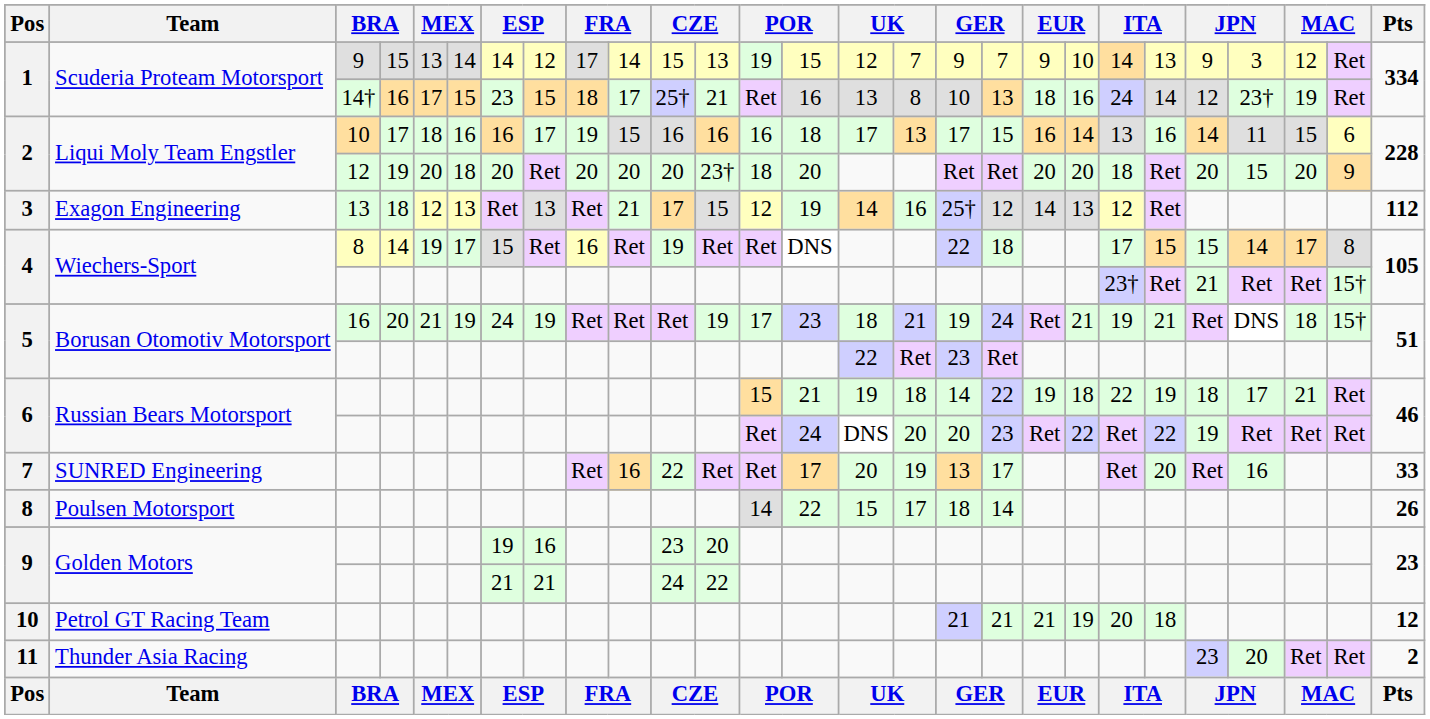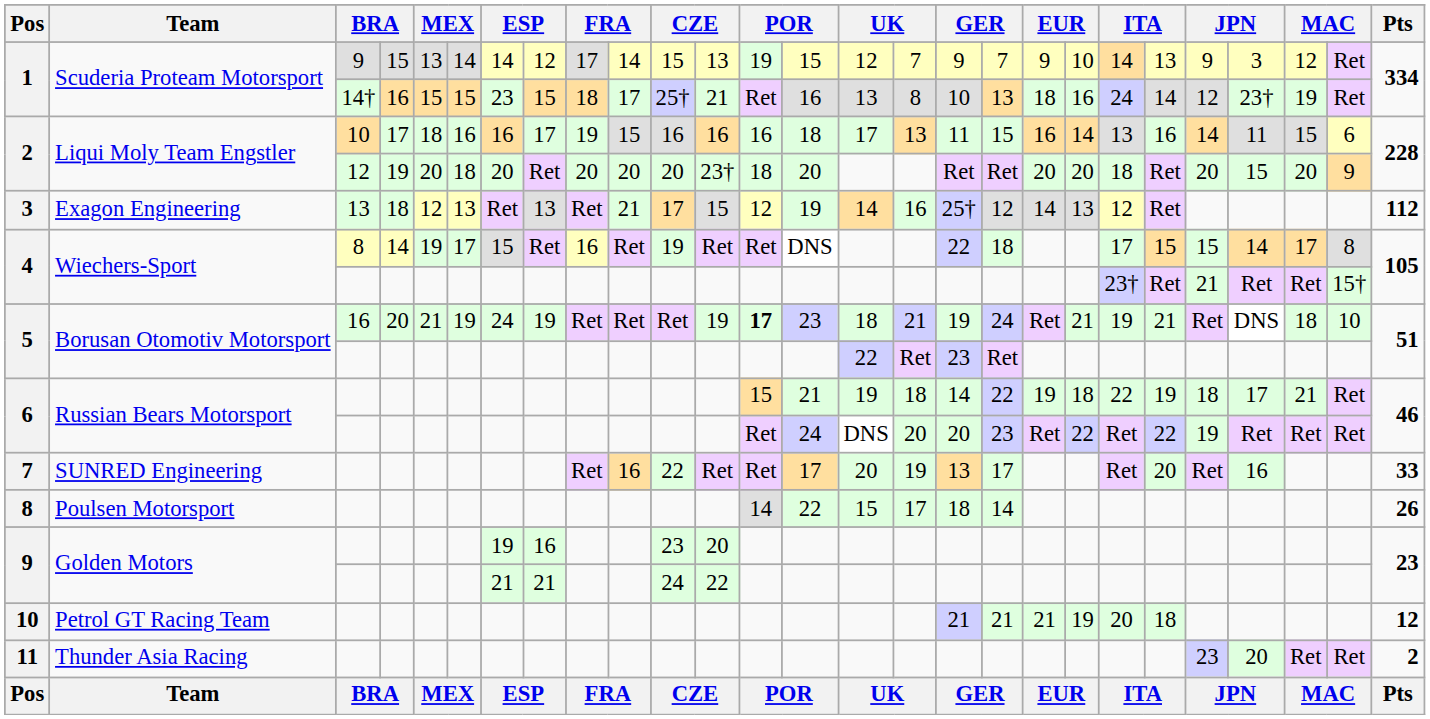(431, 97) 17 -> (431, 97) 15
(959, 134) 17 -> (959, 134) 11
(761, 321) normal -> (761, 321) bold
(1349, 321) 15† -> (1349, 321) 10
